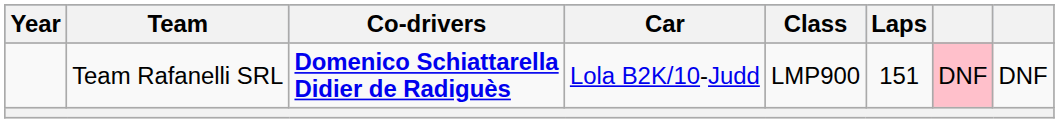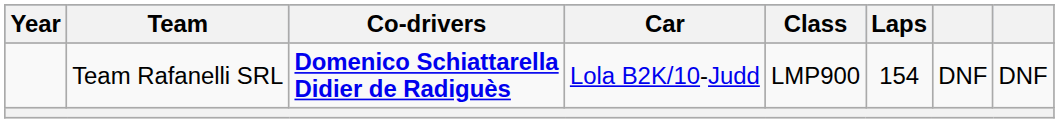(899, 75) 151 -> (899, 75) 154
(963, 75) pink background -> (963, 75) no background
